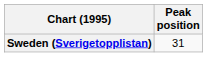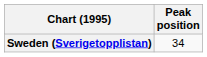(178, 43) 31 -> (178, 43) 34
